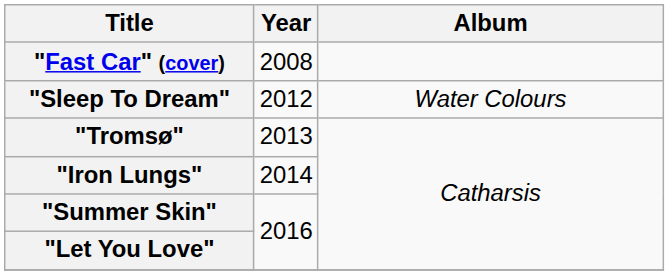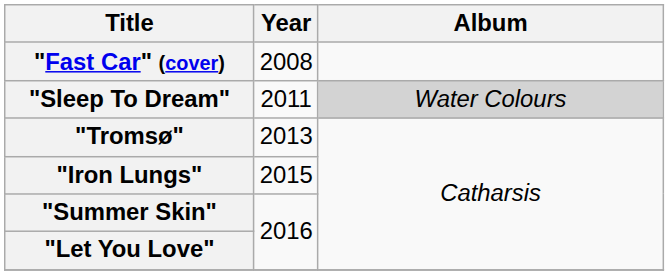(286, 99) 2012 -> (286, 99) 2011
(491, 99) no background -> (491, 99) lightgrey background
(286, 174) 2014 -> (286, 174) 2015
